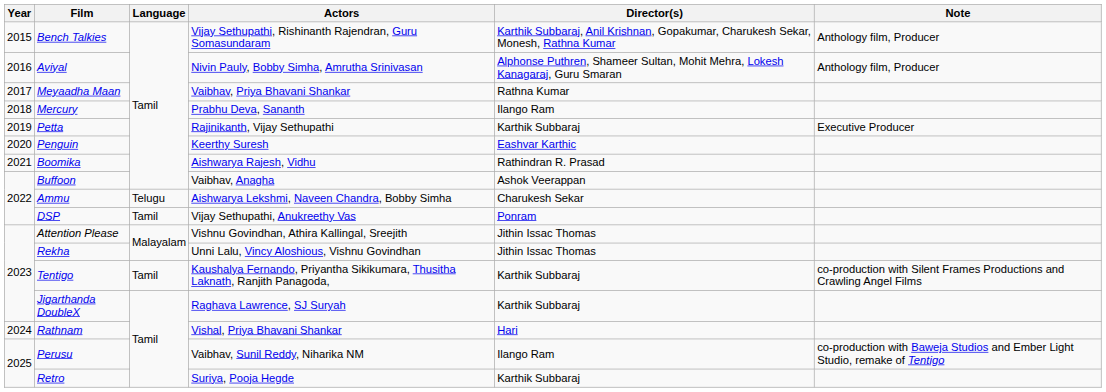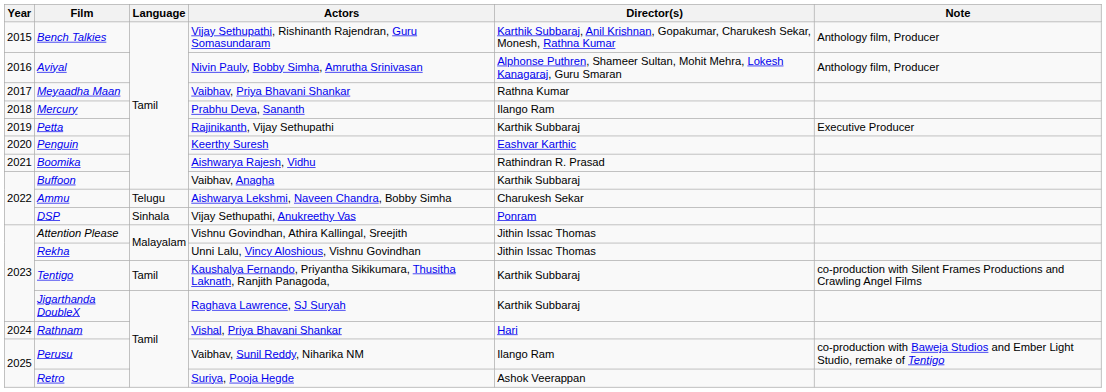(541, 180) Ashok Veerappan -> (539, 180) Karthik Subbaraj
(145, 216) Tamil -> (151, 216) Sinhala
(539, 378) Karthik Subbaraj -> (541, 378) Ashok Veerappan
